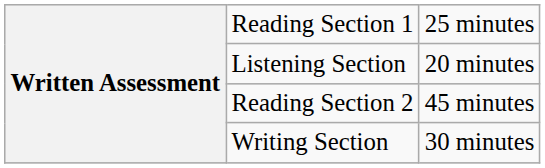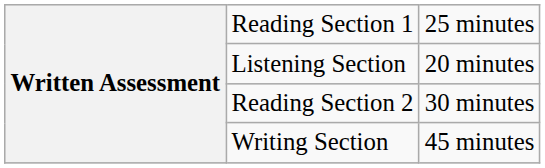(480, 102) 45 minutes -> (480, 102) 30 minutes
(480, 142) 30 minutes -> (480, 142) 45 minutes
